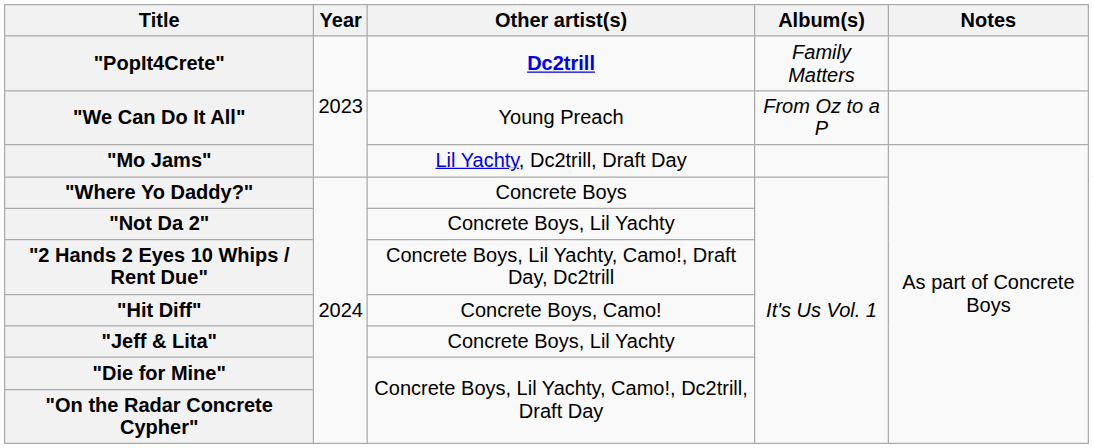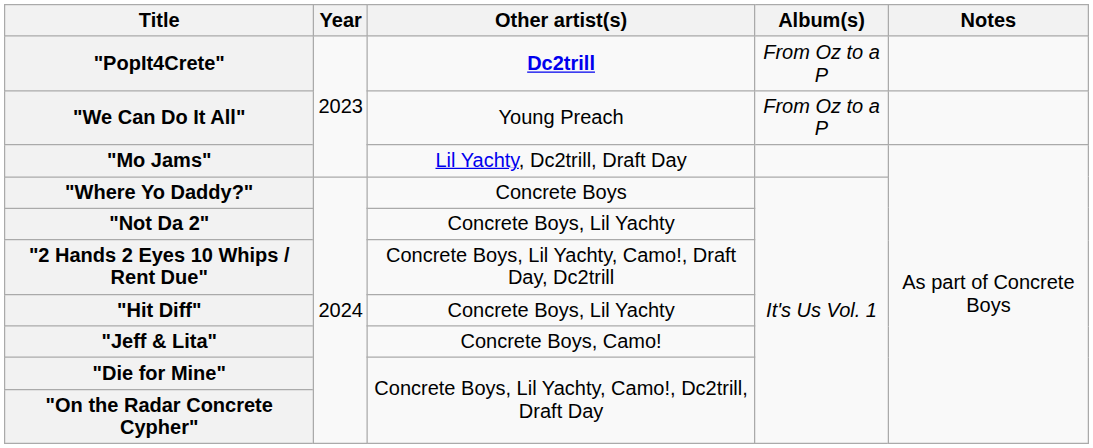(822, 63) Family Matters -> (822, 63) From Oz to a P
(561, 309) Concrete Boys, Camo! -> (561, 309) Concrete Boys, Lil Yachty
(561, 341) Concrete Boys, Lil Yachty -> (561, 341) Concrete Boys, Camo!
